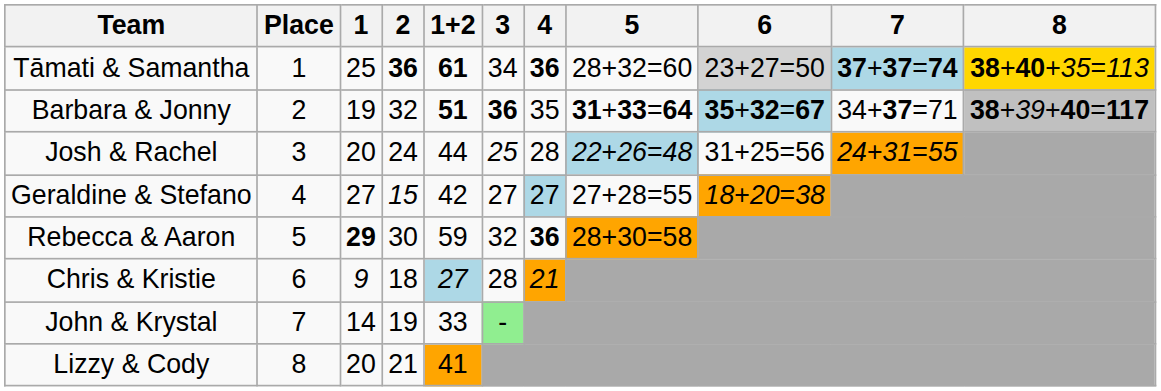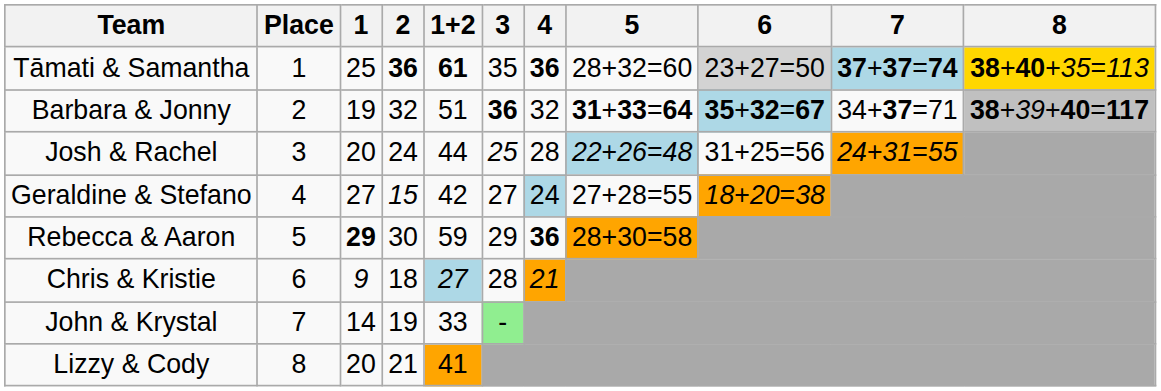(503, 68) 34 -> (503, 68) 35
(453, 110) bold -> (453, 110) normal
(545, 110) 35 -> (545, 110) 32
(545, 195) 27 -> (545, 195) 24
(503, 237) 32 -> (503, 237) 29
